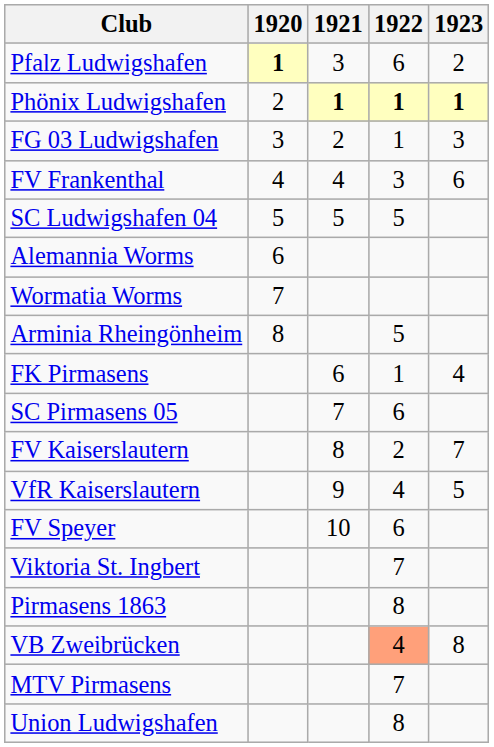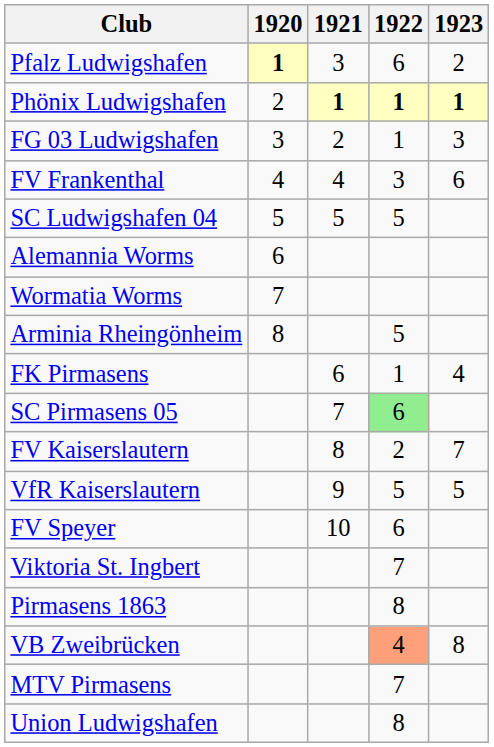(399, 412) no background -> (399, 412) lightgreen background
(399, 489) 4 -> (399, 489) 5
